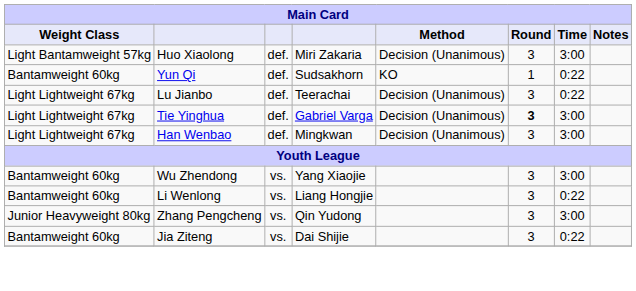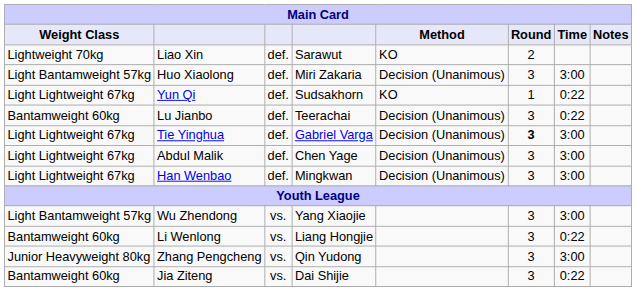+ row: (180, 54)
(64, 75) Bantamweight 60kg -> (71, 95) Light Lightweight 67kg
(71, 95) Light Lightweight 67kg -> (64, 115) Bantamweight 60kg
+ row: (190, 155)
(64, 175) Bantamweight 60kg -> (79, 216) Light Bantamweight 57kg
